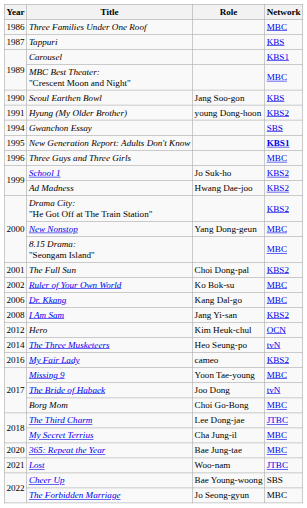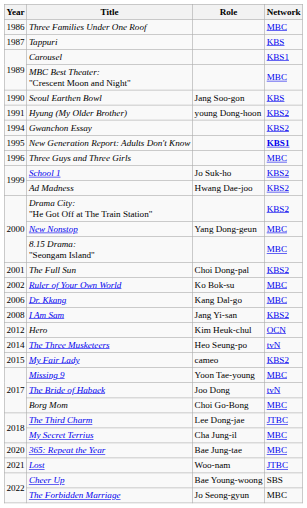(275, 128) SBS -> (278, 128) KBS2
(16, 360) 2016 -> (16, 360) 2015
